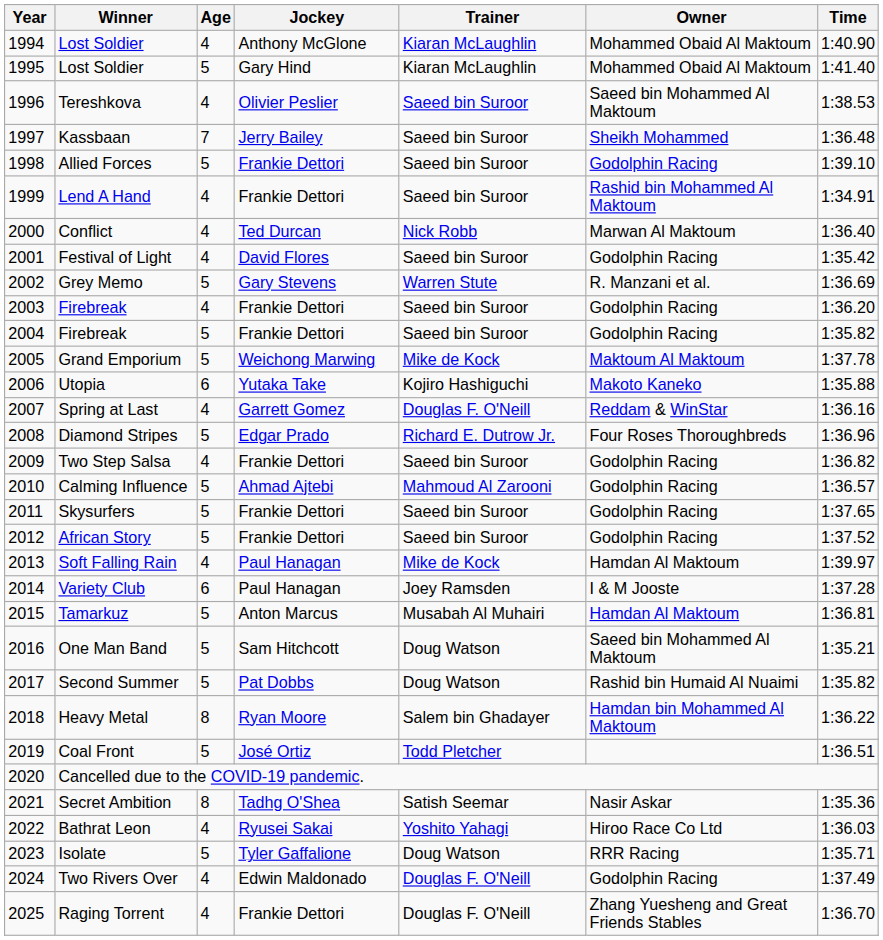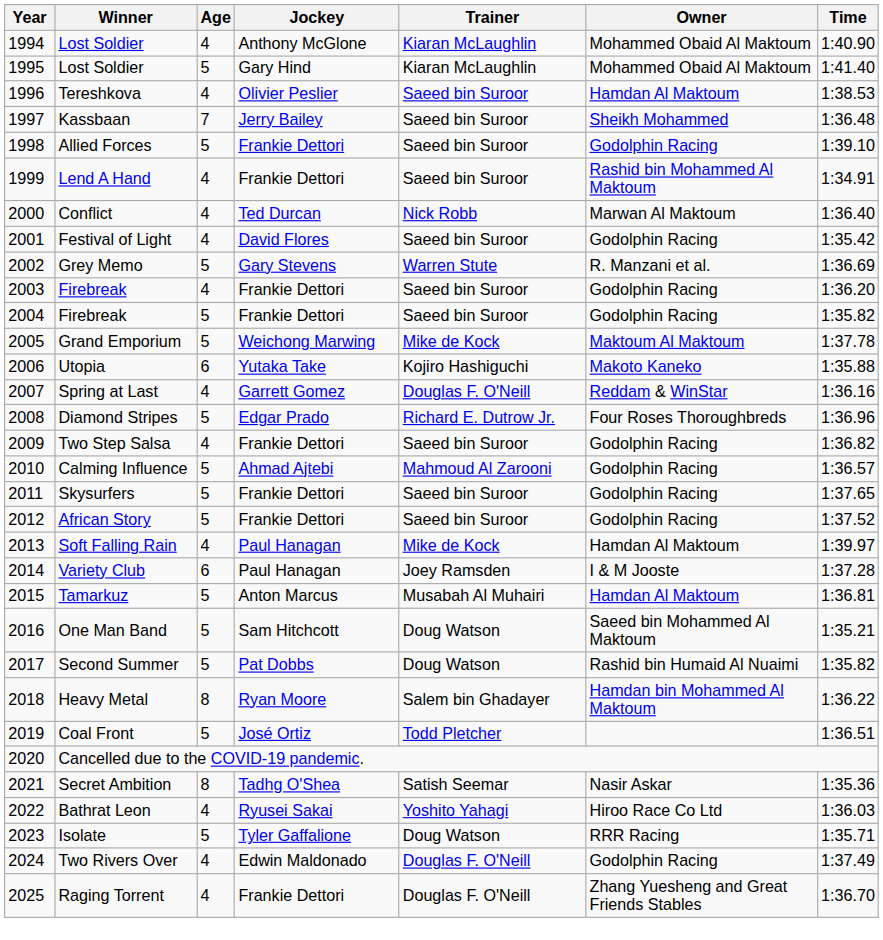(680, 103) Saeed bin Mohammed Al Maktoum -> (664, 94) Hamdan Al Maktoum
